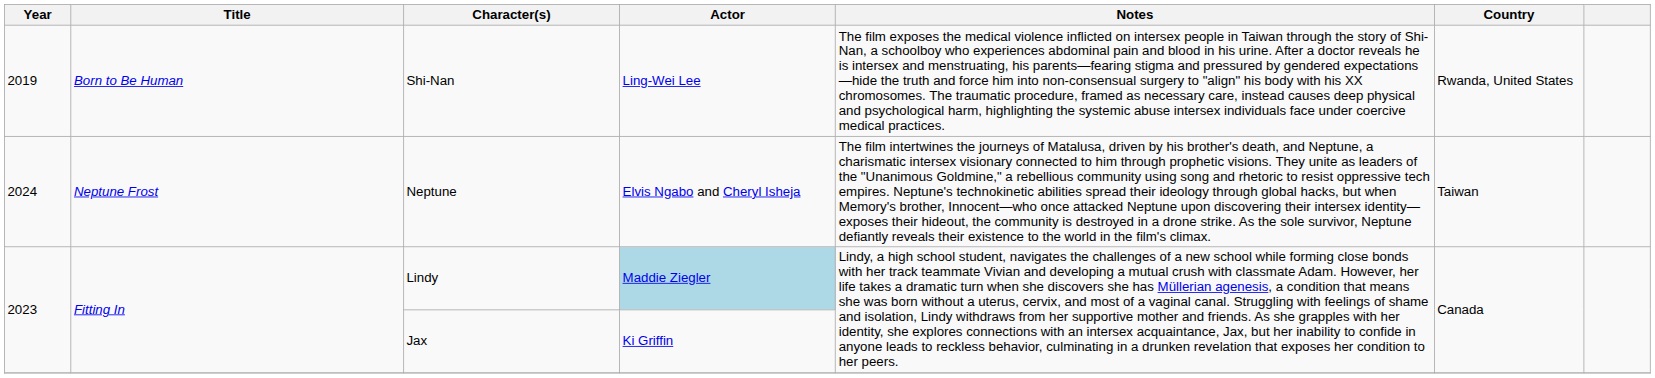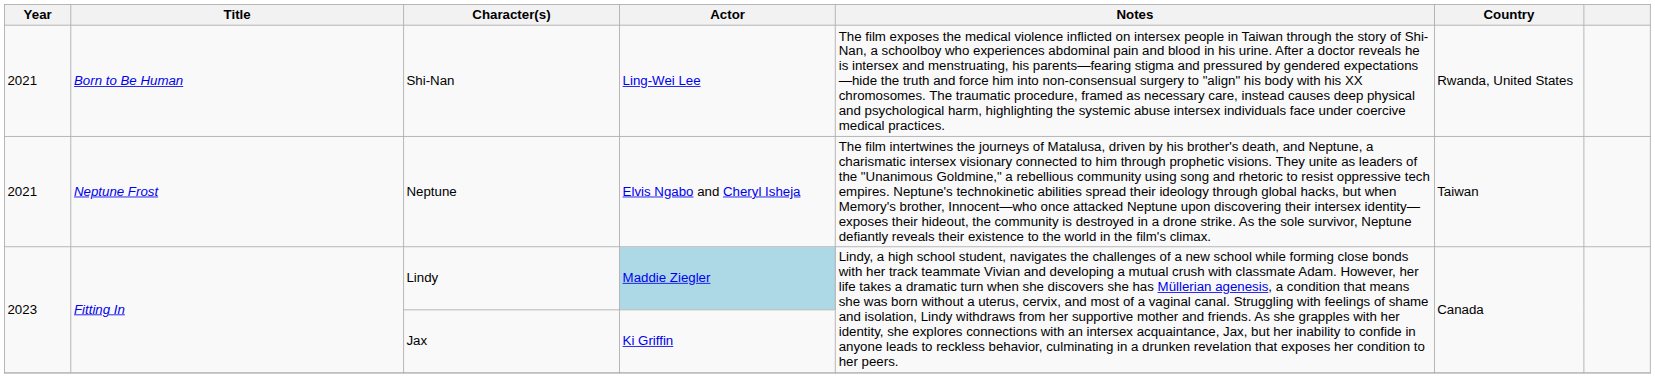(22, 80) 2019 -> (22, 80) 2021
(22, 191) 2024 -> (22, 191) 2021
